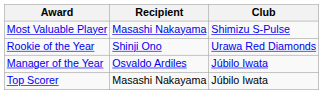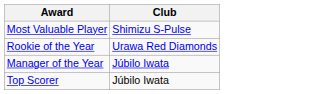- column: (159, 13)
